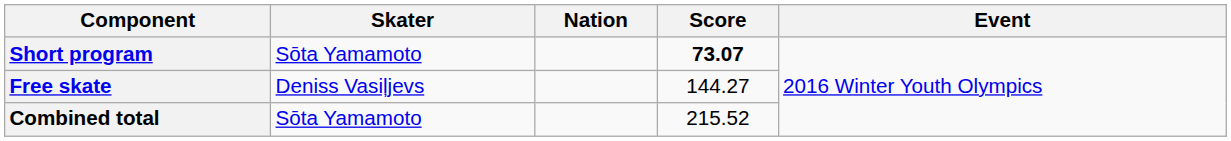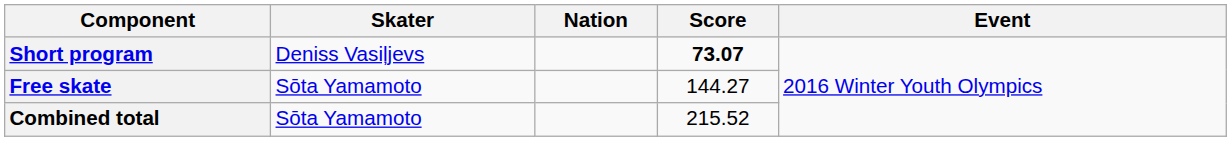(349, 53) Sōta Yamamoto -> (350, 53) Deniss Vasiļjevs
(350, 86) Deniss Vasiļjevs -> (349, 86) Sōta Yamamoto
